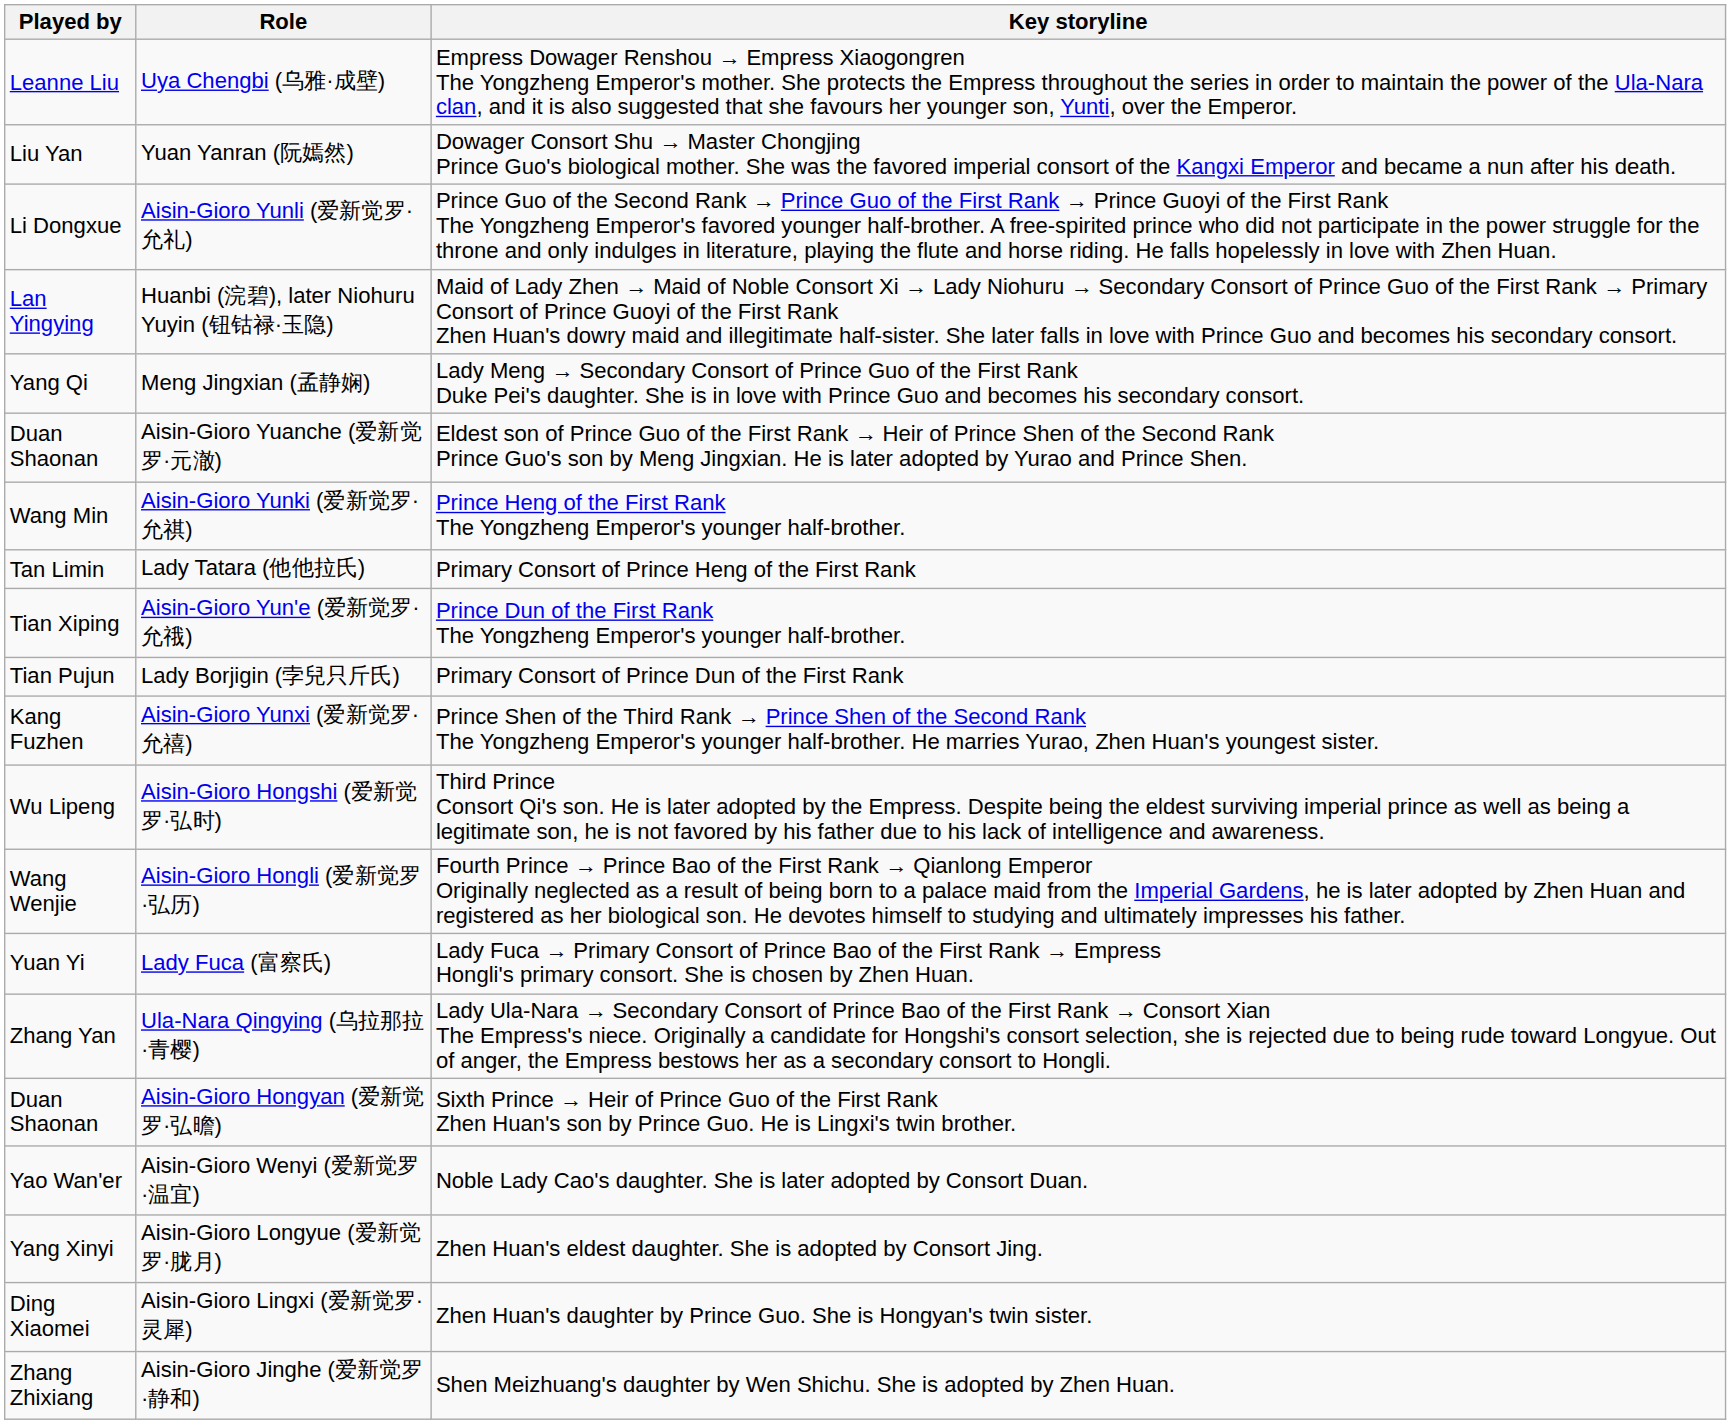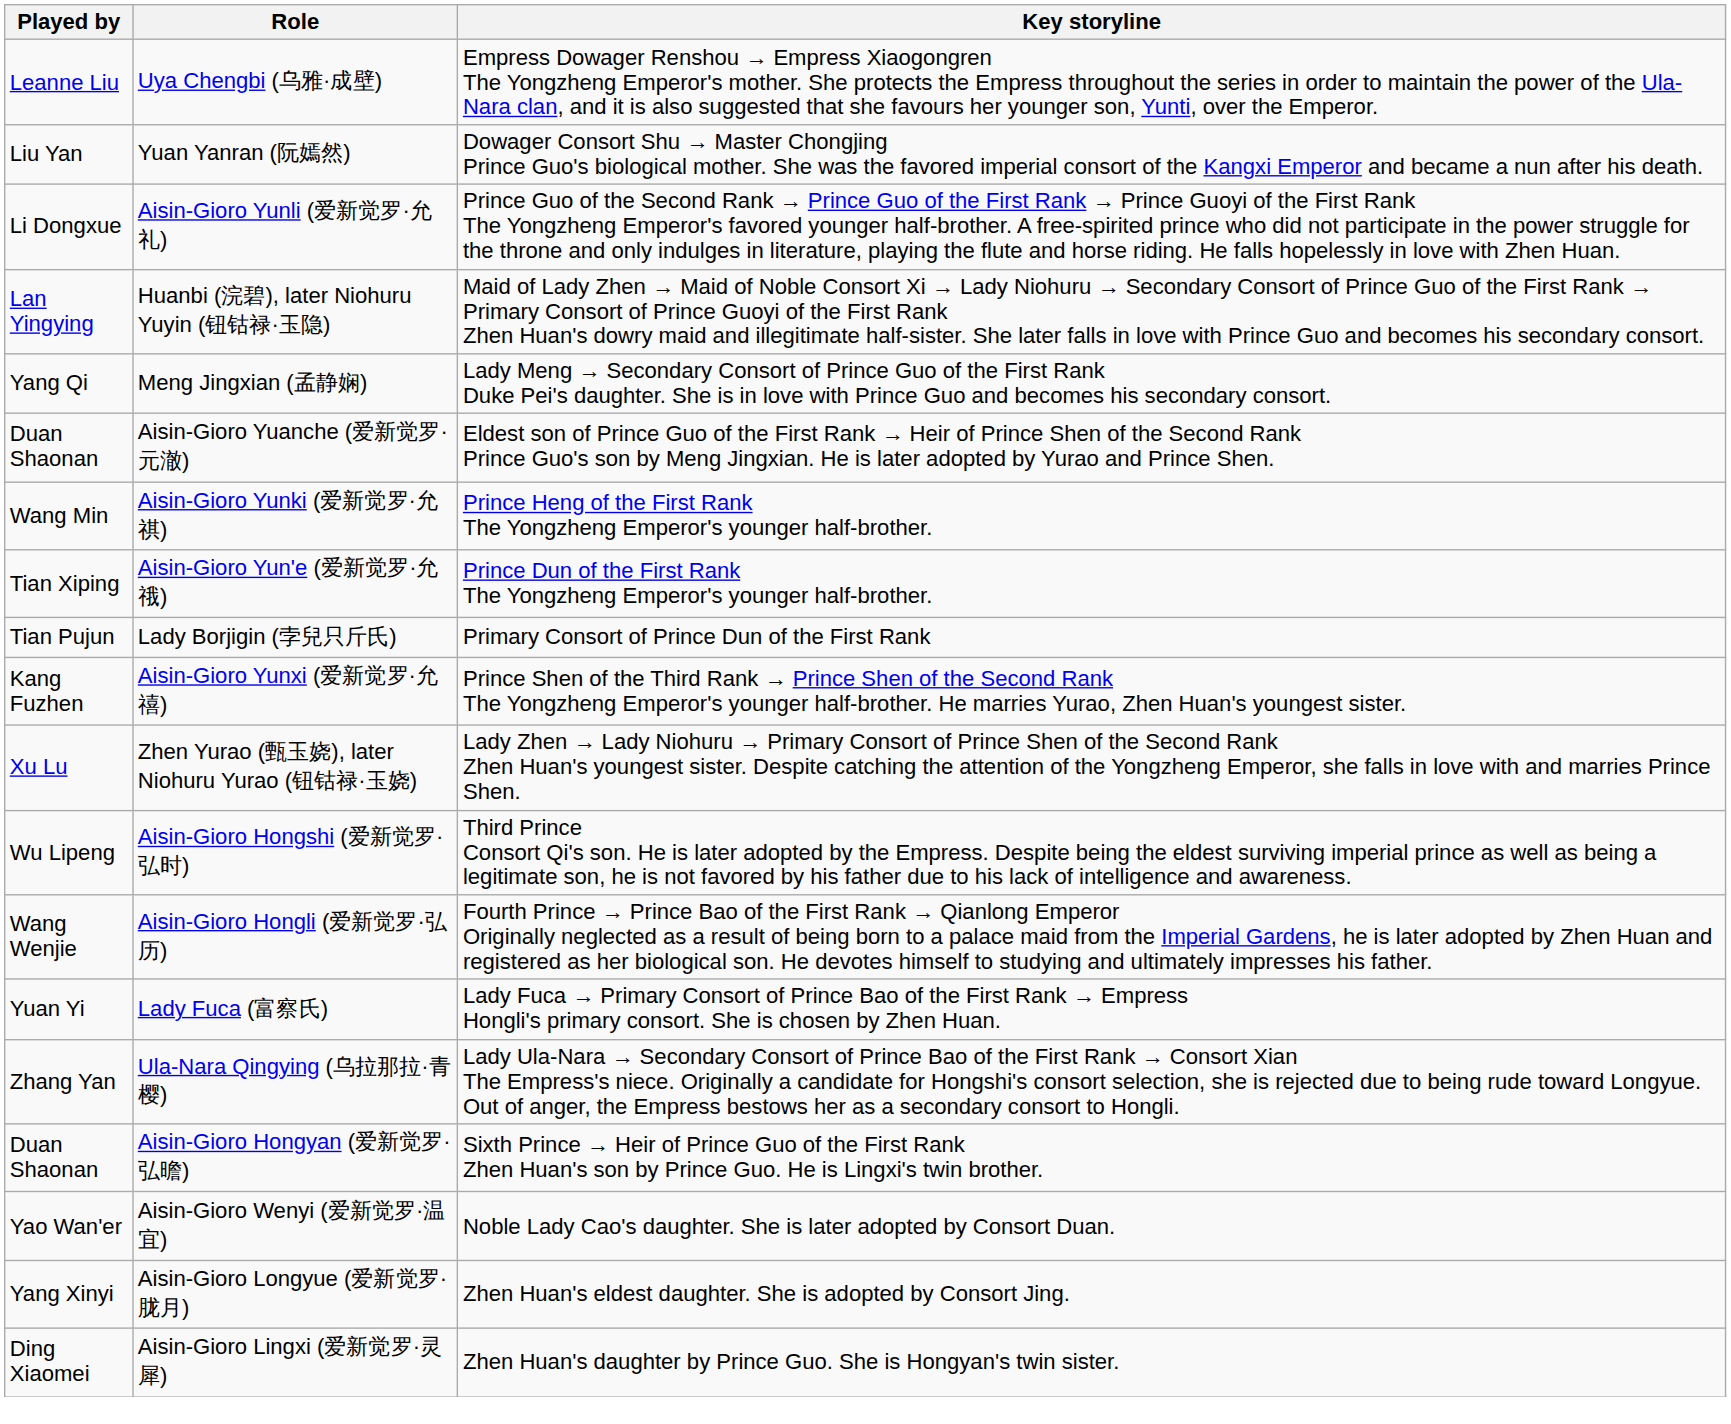- row: (253, 568)
+ row: (277, 766)
- row: (282, 1384)
